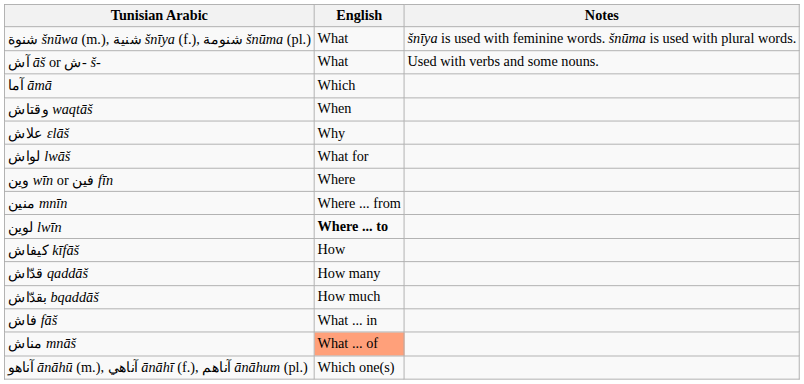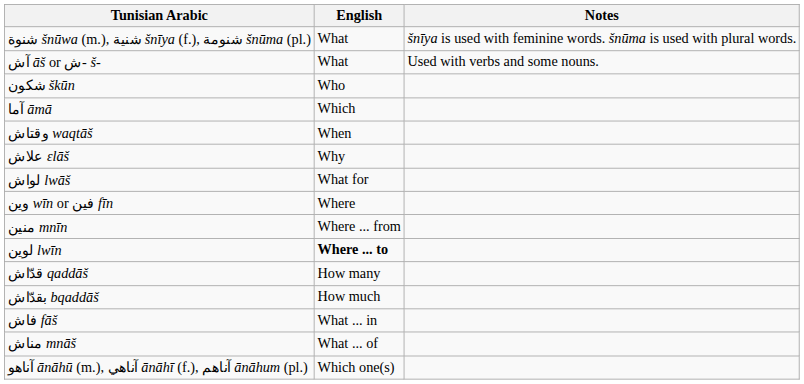+ row: (41, 86)
- row: (43, 250)
(348, 343) lightsalmon background -> (348, 343) no background
